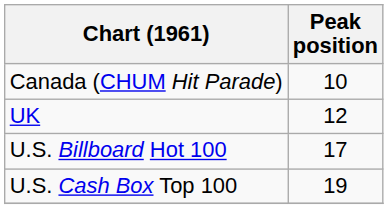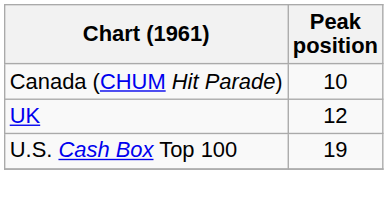- row: (118, 150)
